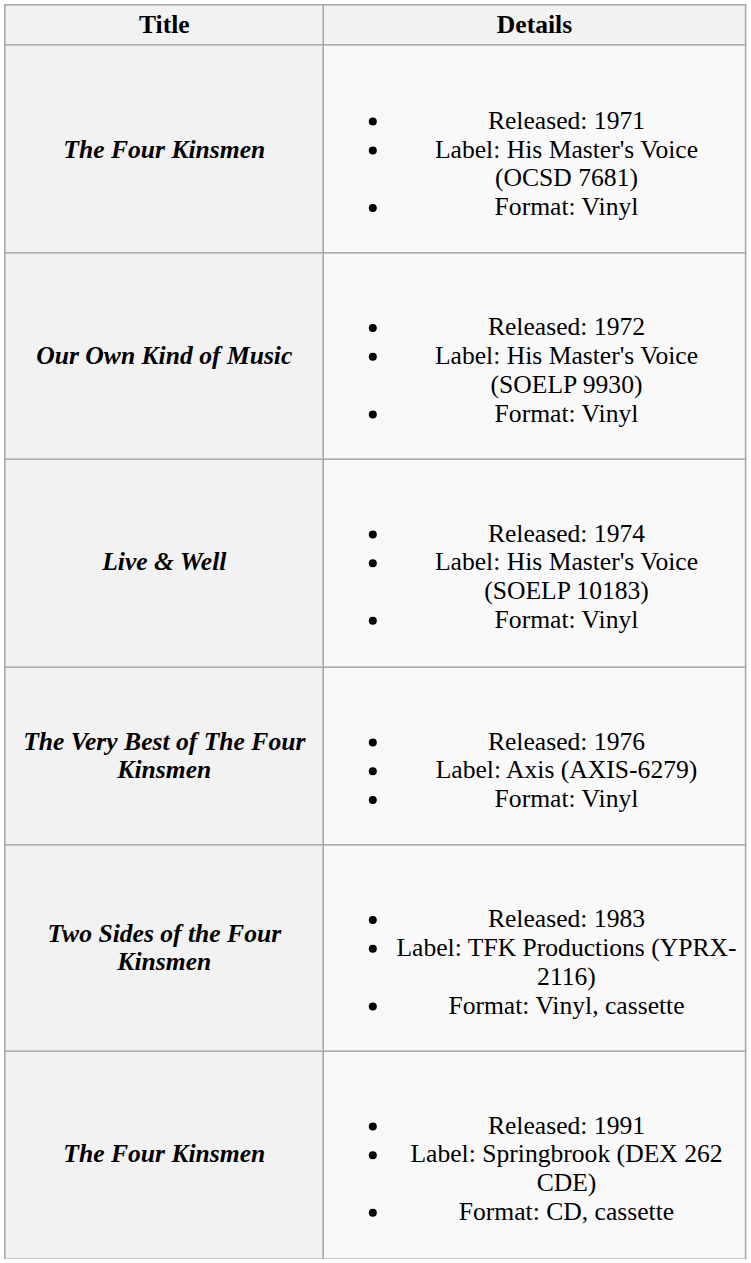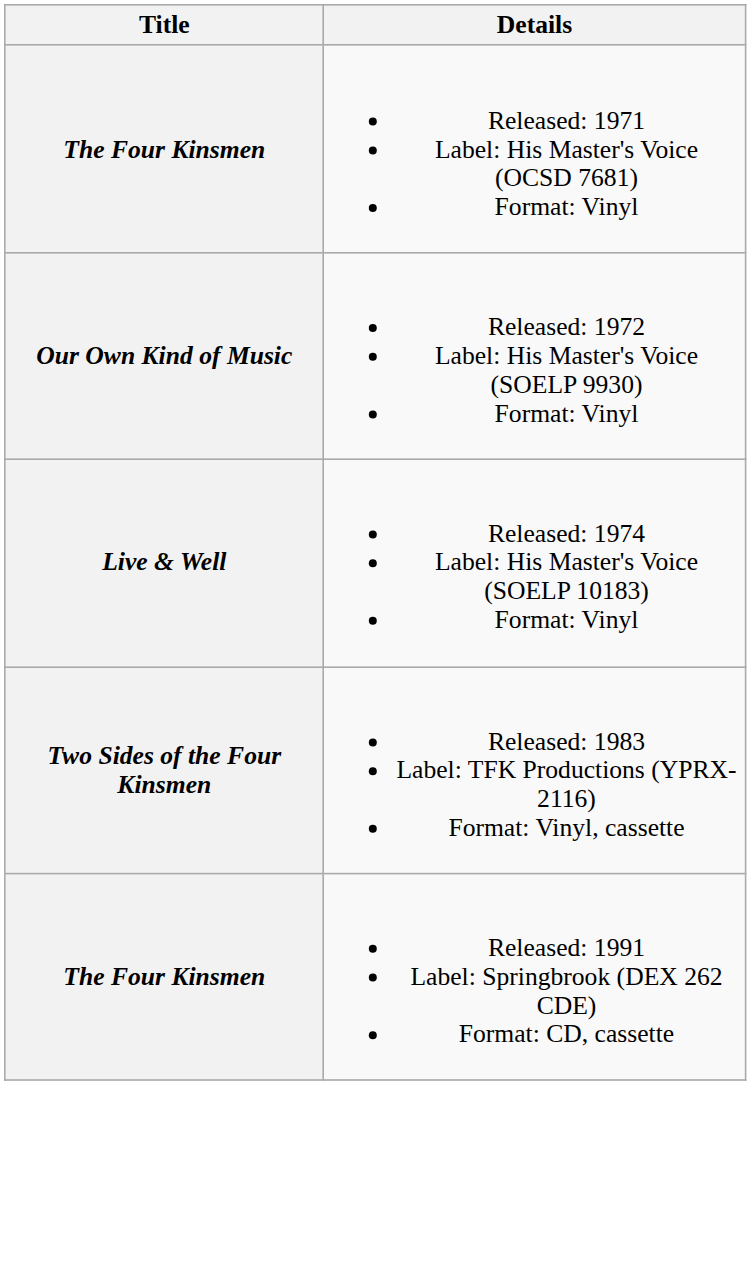- row: (534, 770)
